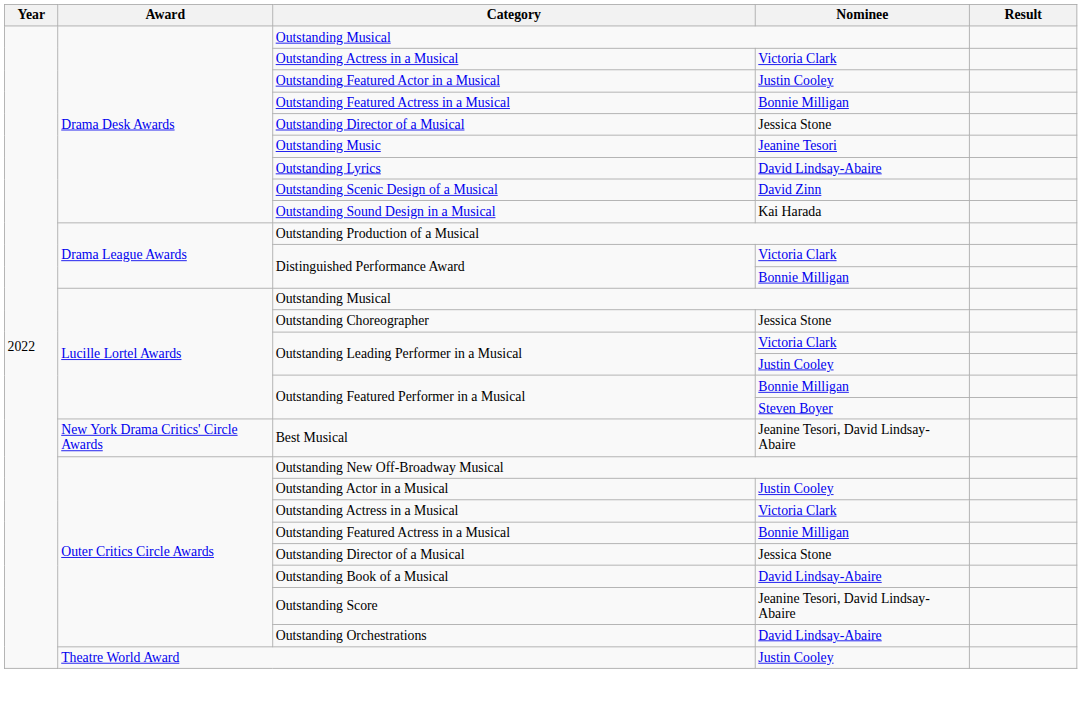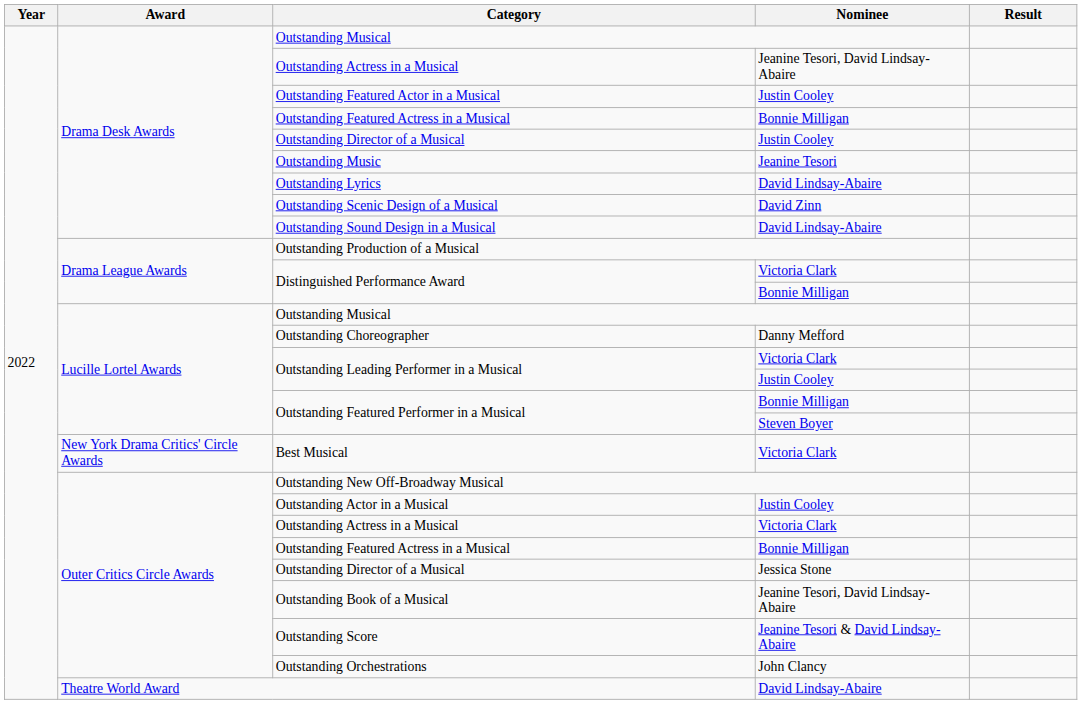(797, 59) Victoria Clark -> (844, 66) Jeanine Tesori, David Lindsay-Abaire
(795, 124) Jessica Stone -> (796, 140) Justin Cooley
(790, 211) Kai Harada -> (820, 227) David Lindsay-Abaire
(795, 320) Jessica Stone -> (801, 336) Danny Mefford
(844, 437) Jeanine Tesori, David Lindsay-Abaire -> (797, 453) Victoria Clark
(820, 576) David Lindsay-Abaire -> (844, 599) Jeanine Tesori, David Lindsay-Abaire
(844, 606) Jeanine Tesori, David Lindsay-Abaire -> (849, 636) Jeanine Tesori & David Lindsay-Abaire
(820, 635) David Lindsay-Abaire -> (792, 666) John Clancy
(796, 657) Justin Cooley -> (820, 688) David Lindsay-Abaire
